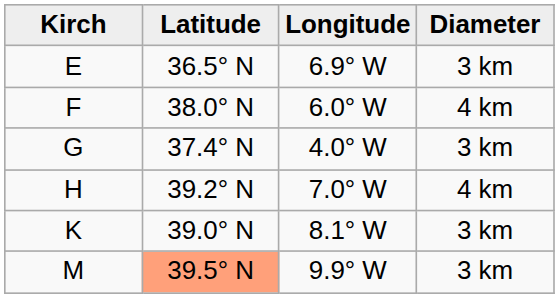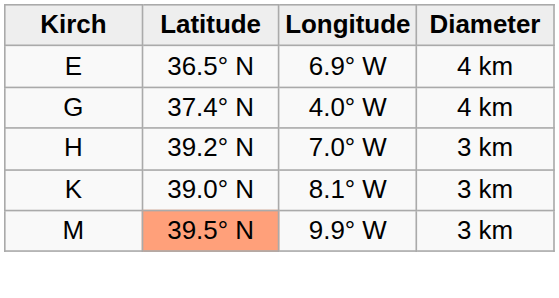(485, 66) 3 km -> (485, 66) 4 km
- row: (73, 107)
(485, 148) 3 km -> (485, 107) 4 km
(485, 189) 4 km -> (485, 148) 3 km
